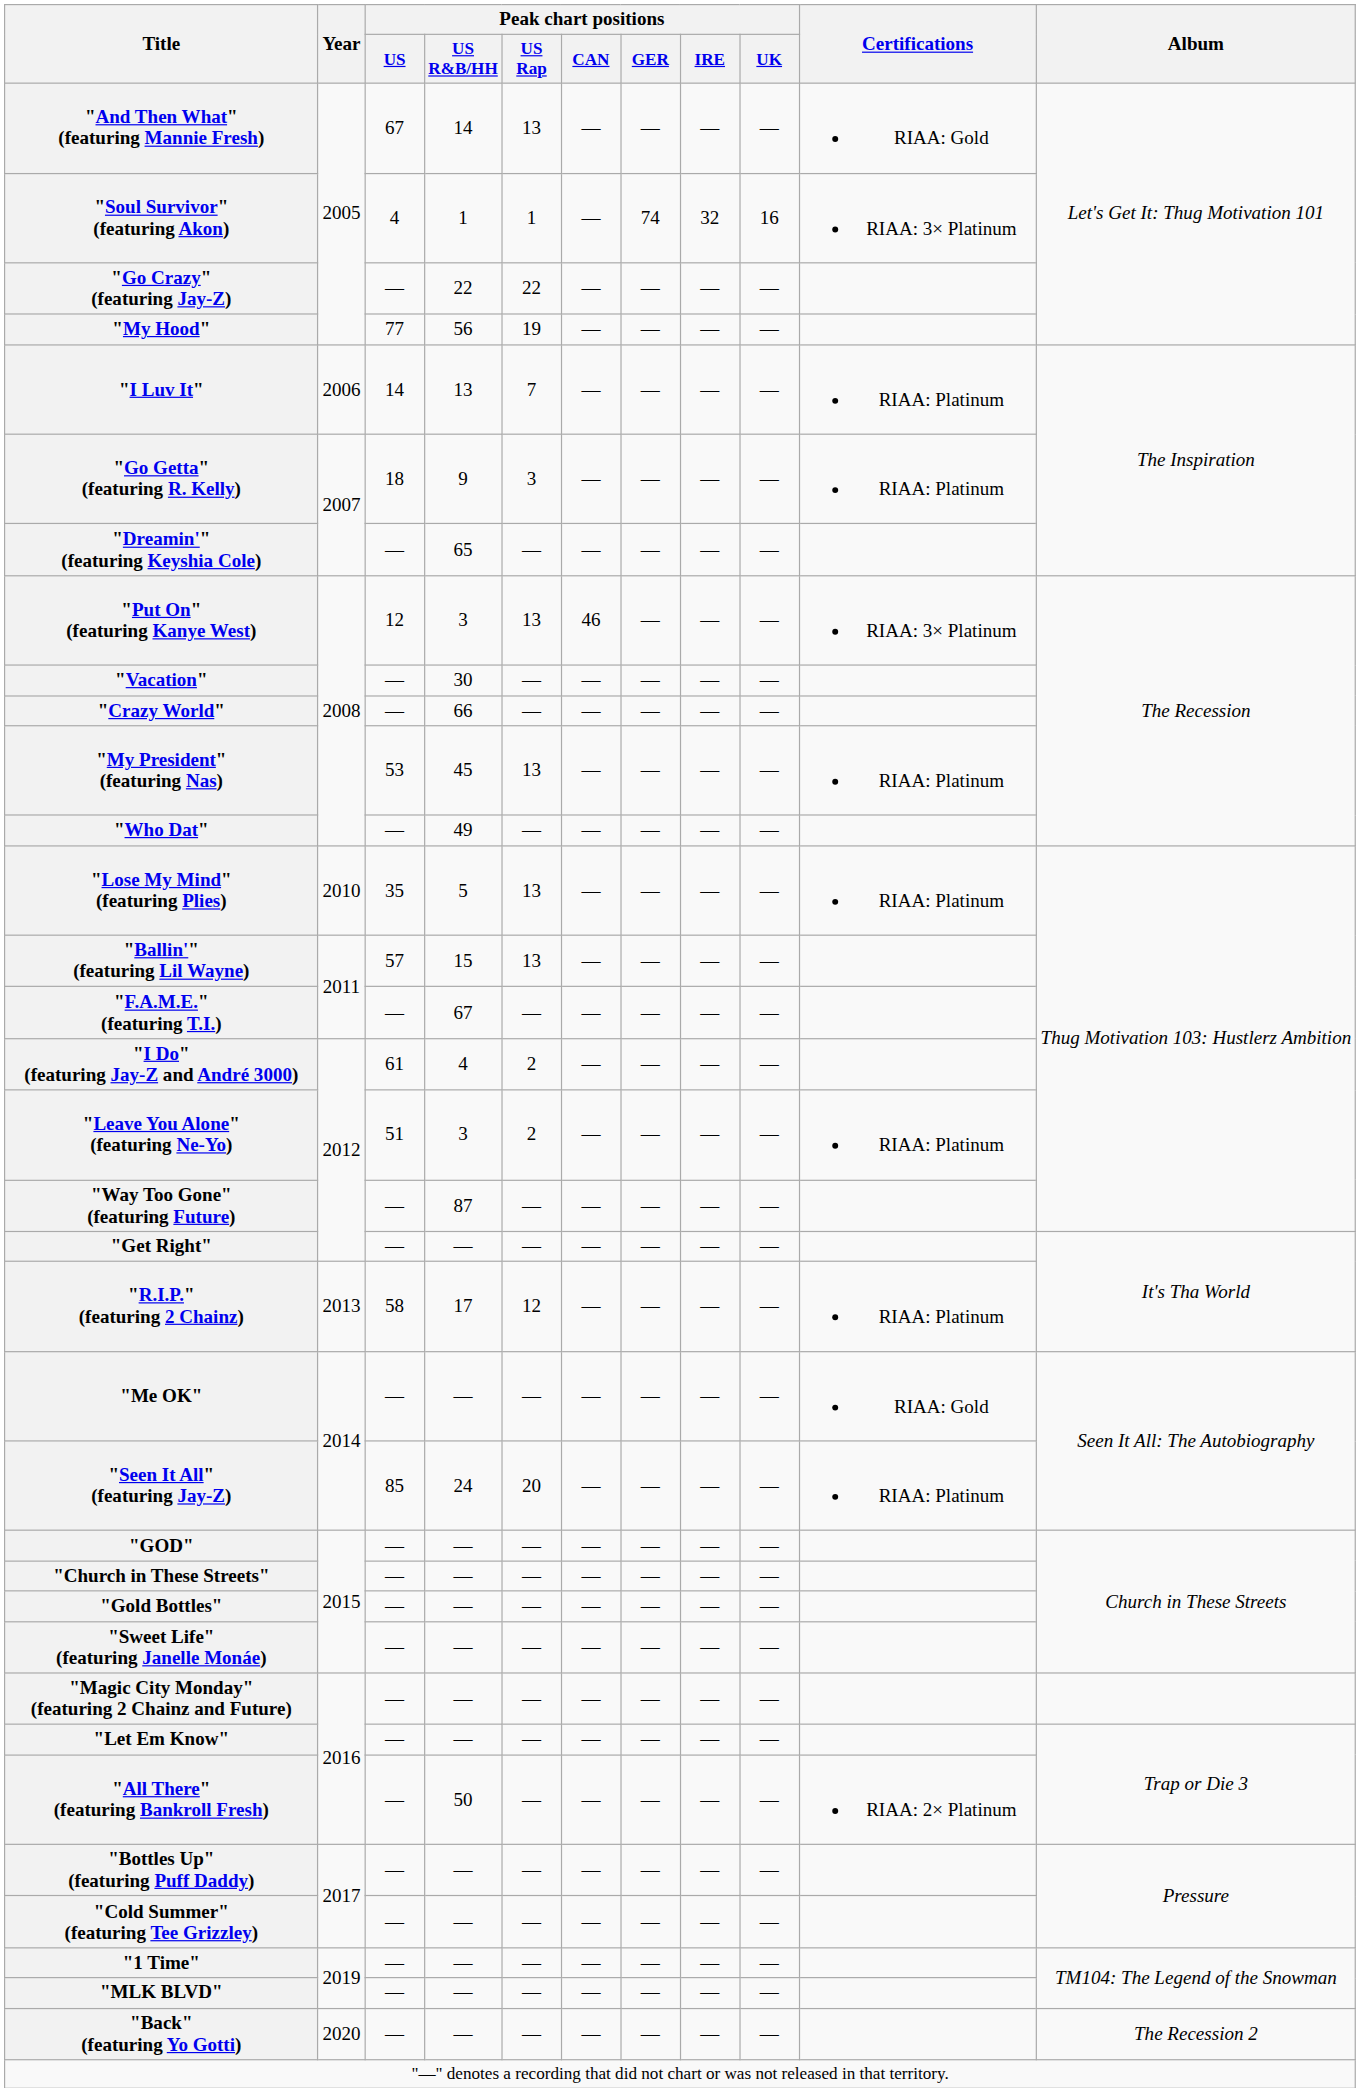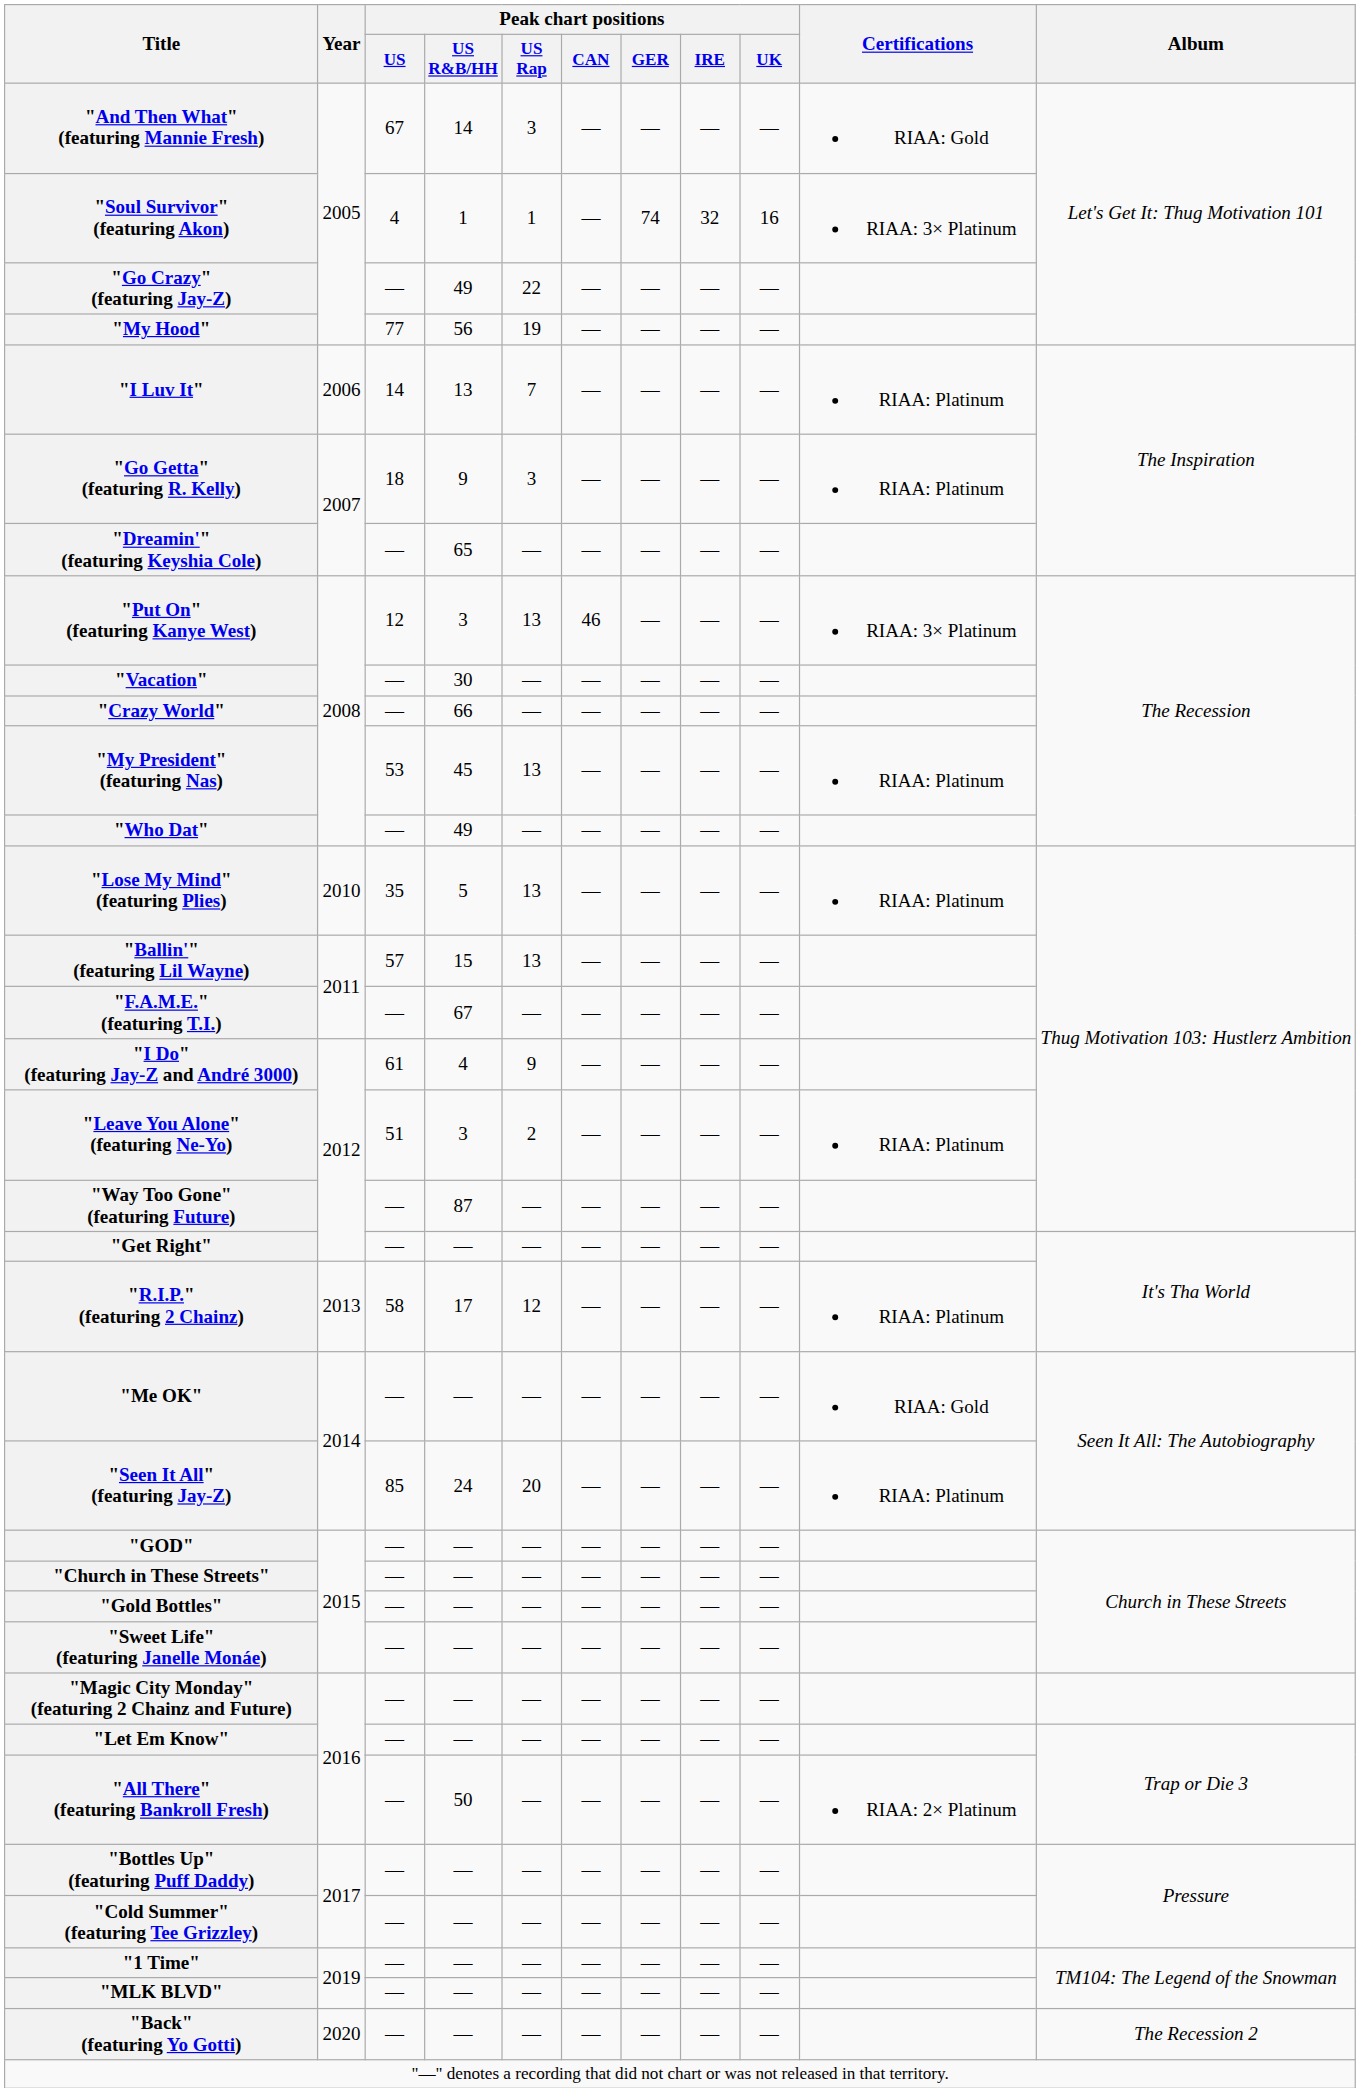(532, 128) 13 -> (532, 128) 3
(463, 288) 22 -> (463, 288) 49
(532, 1064) 2 -> (532, 1064) 9
